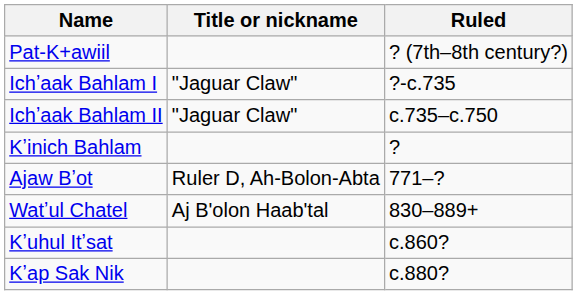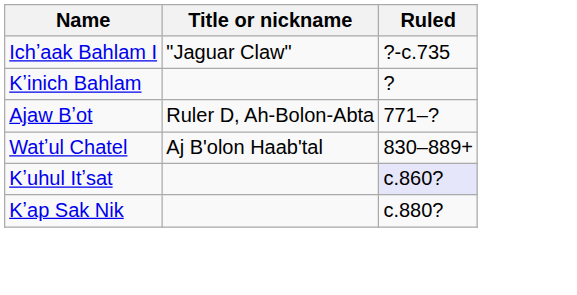- row: (60, 52)
- row: (86, 115)
(419, 242) no background -> (413, 178) lavender background
